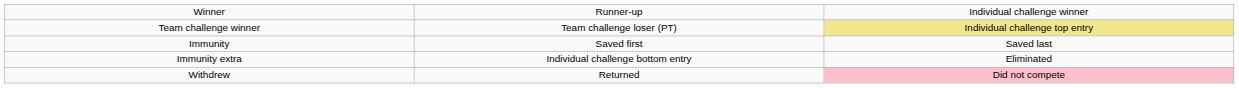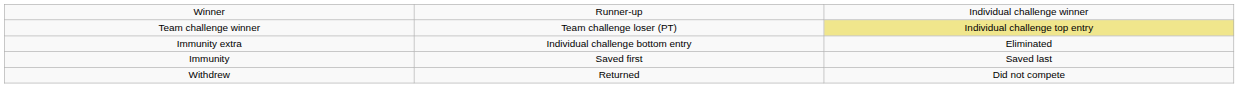rows swapped: (209, 43) <-> (209, 59)
(1029, 75) pink background -> (1029, 75) no background
